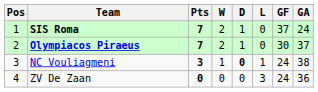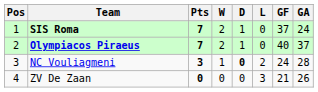(283, 46) 30 -> (283, 46) 40
(263, 62) 1 -> (263, 62) 2
(303, 62) 38 -> (303, 62) 28
(283, 79) 24 -> (283, 79) 21
(303, 79) 36 -> (303, 79) 26
